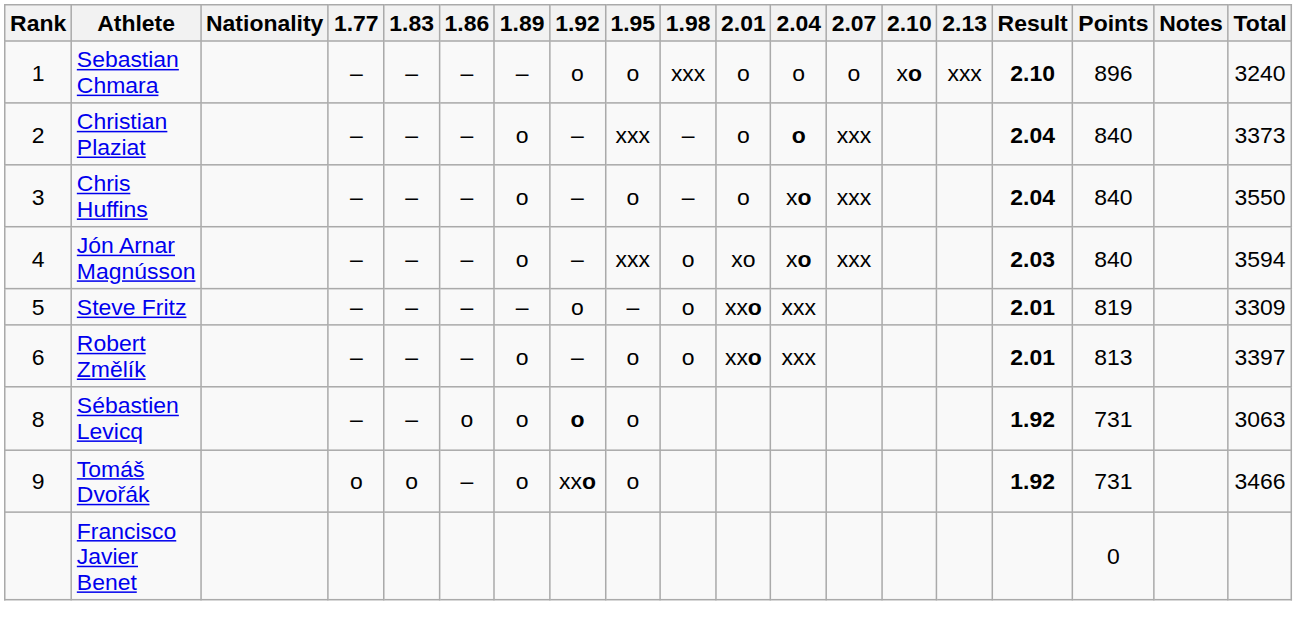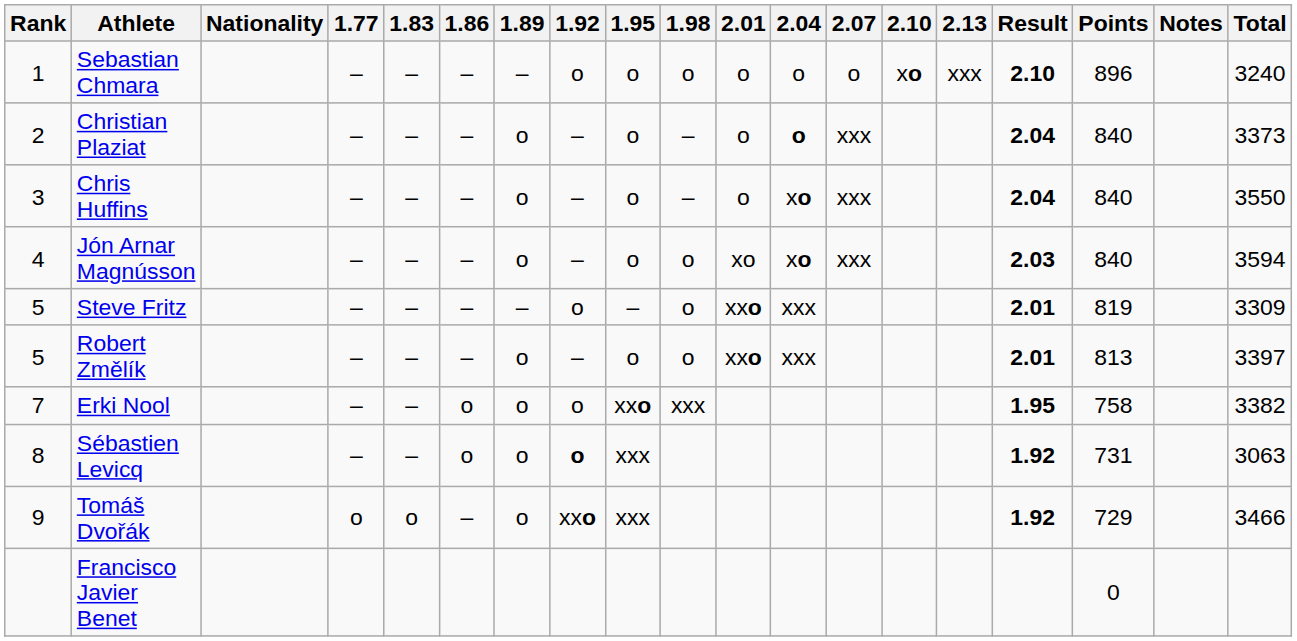(688, 72) xxx -> (688, 72) o
(633, 134) xxx -> (633, 134) o
(633, 258) xxx -> (633, 258) o
(38, 357) 6 -> (38, 357) 5
+ row: (123, 406)
(633, 419) o -> (633, 455) xxx
(633, 481) o -> (633, 517) xxx
(1113, 481) 731 -> (1113, 517) 729
